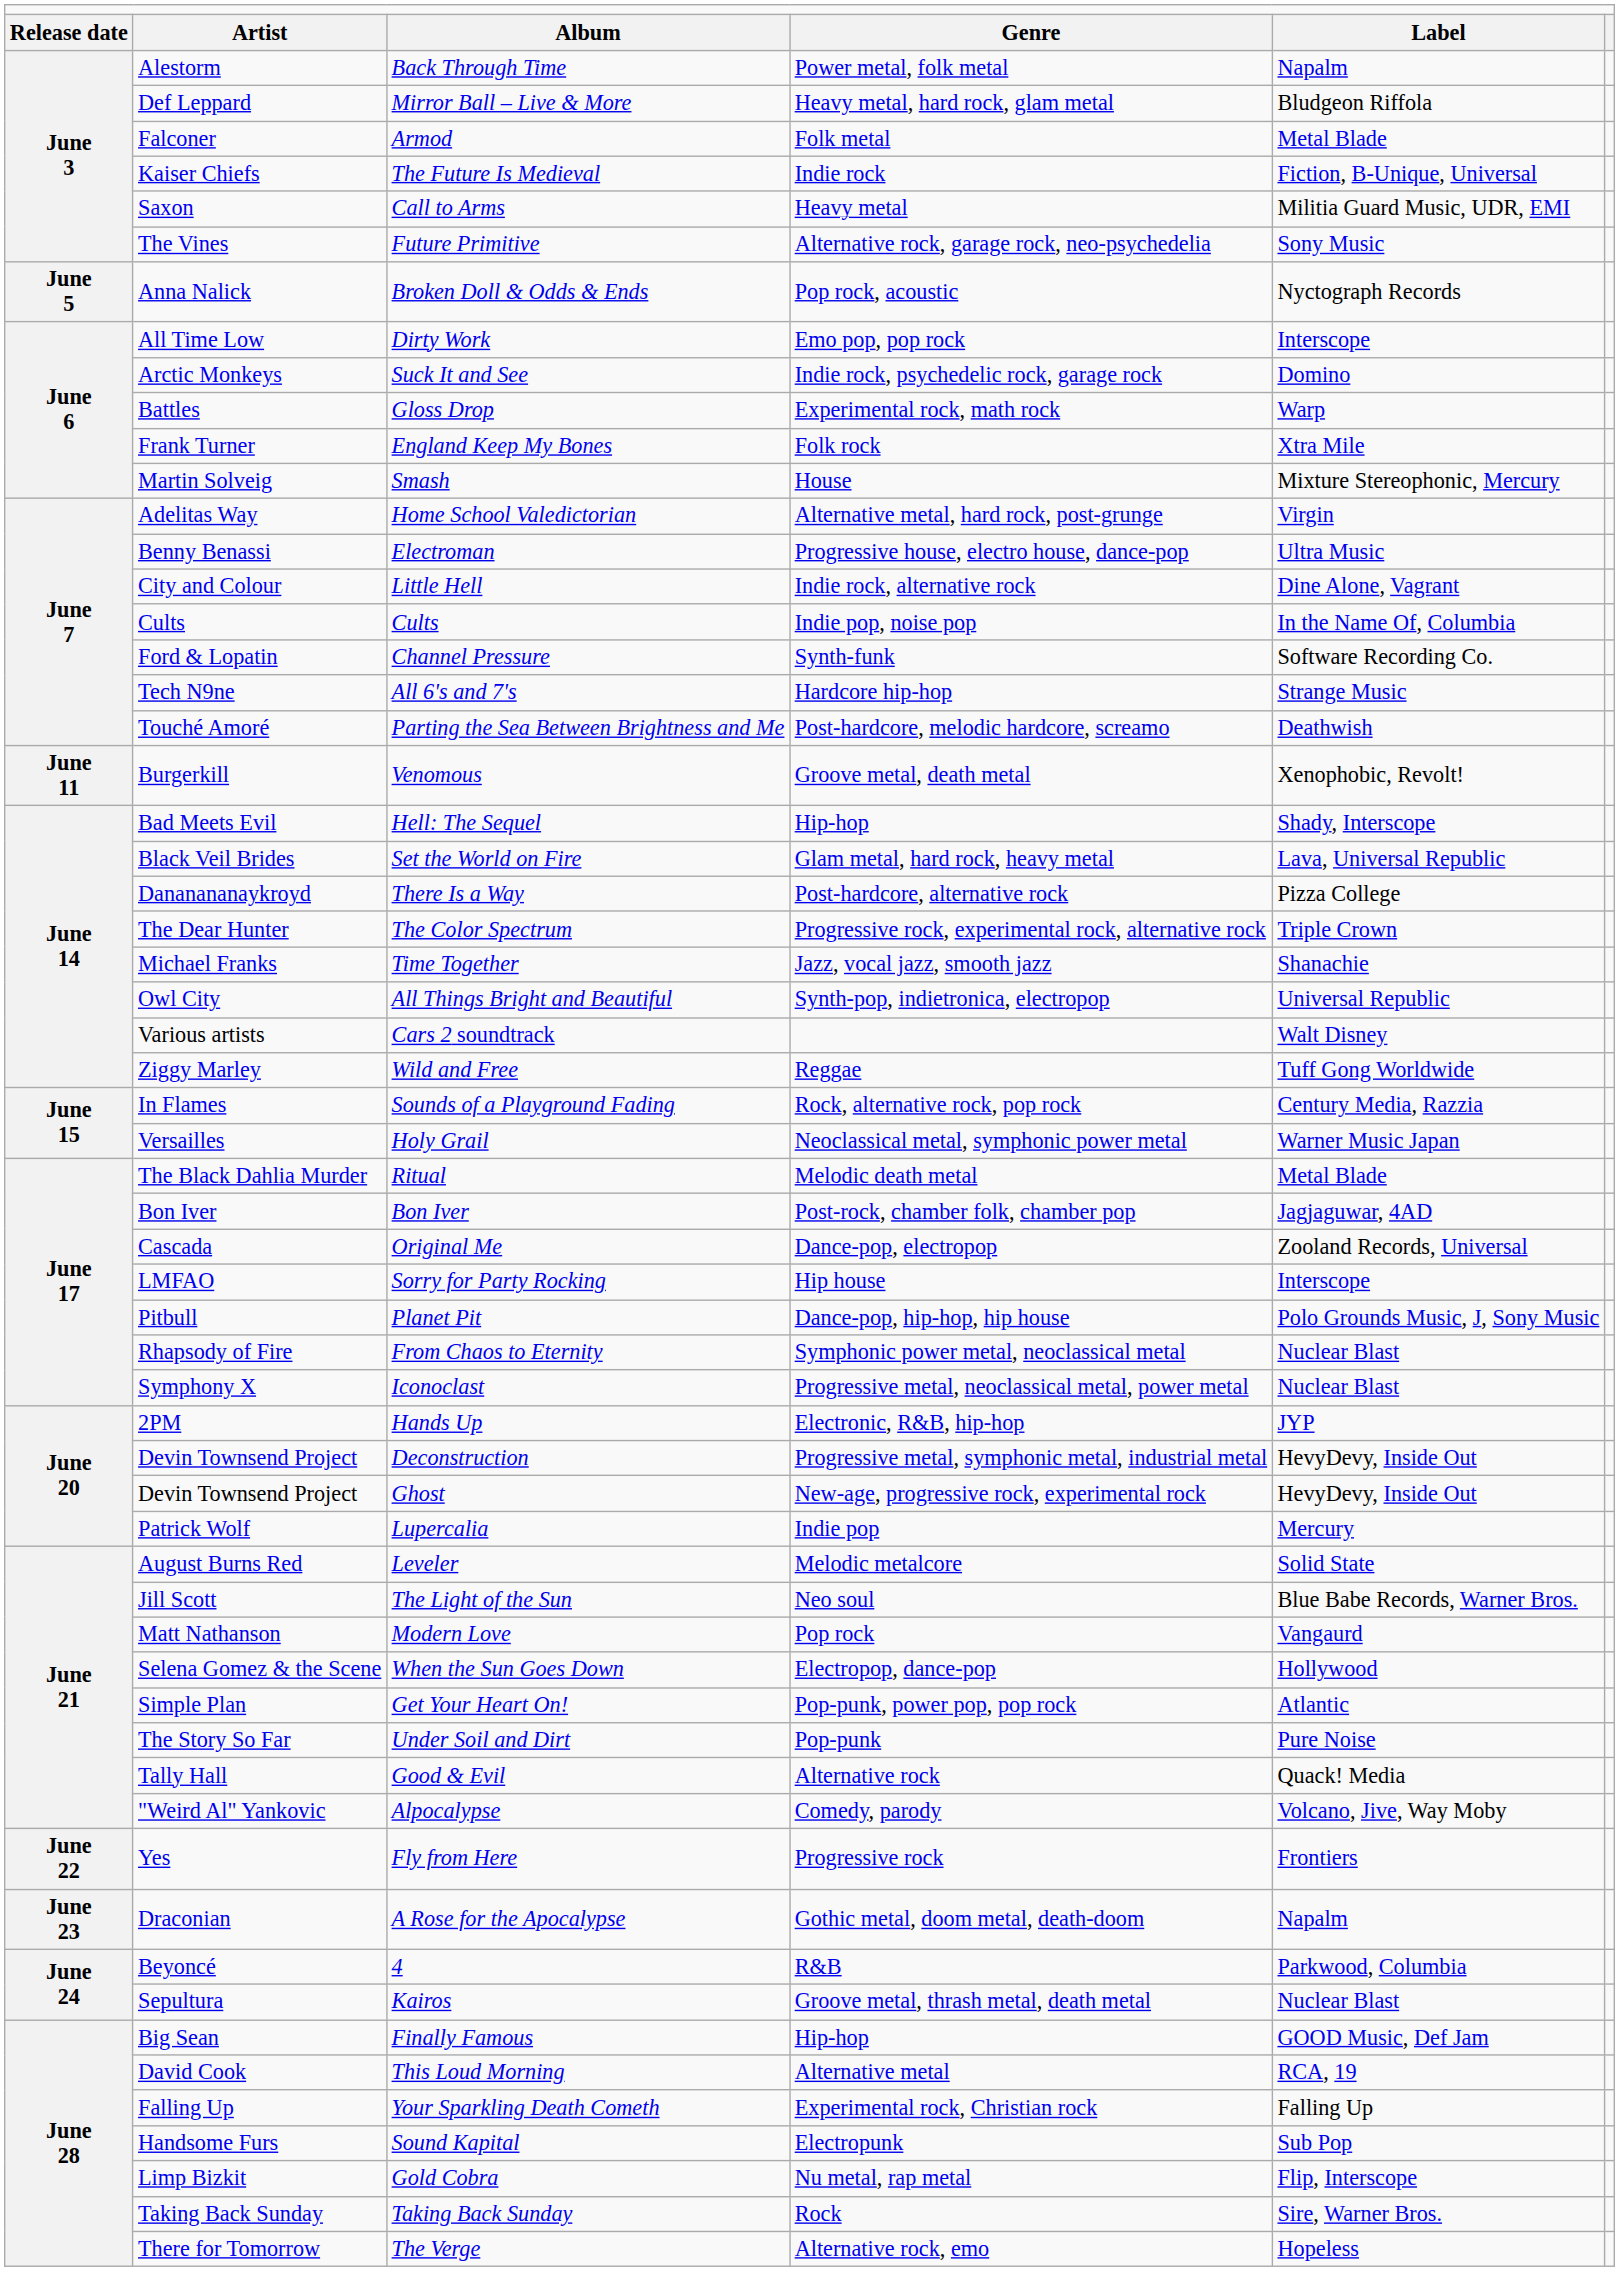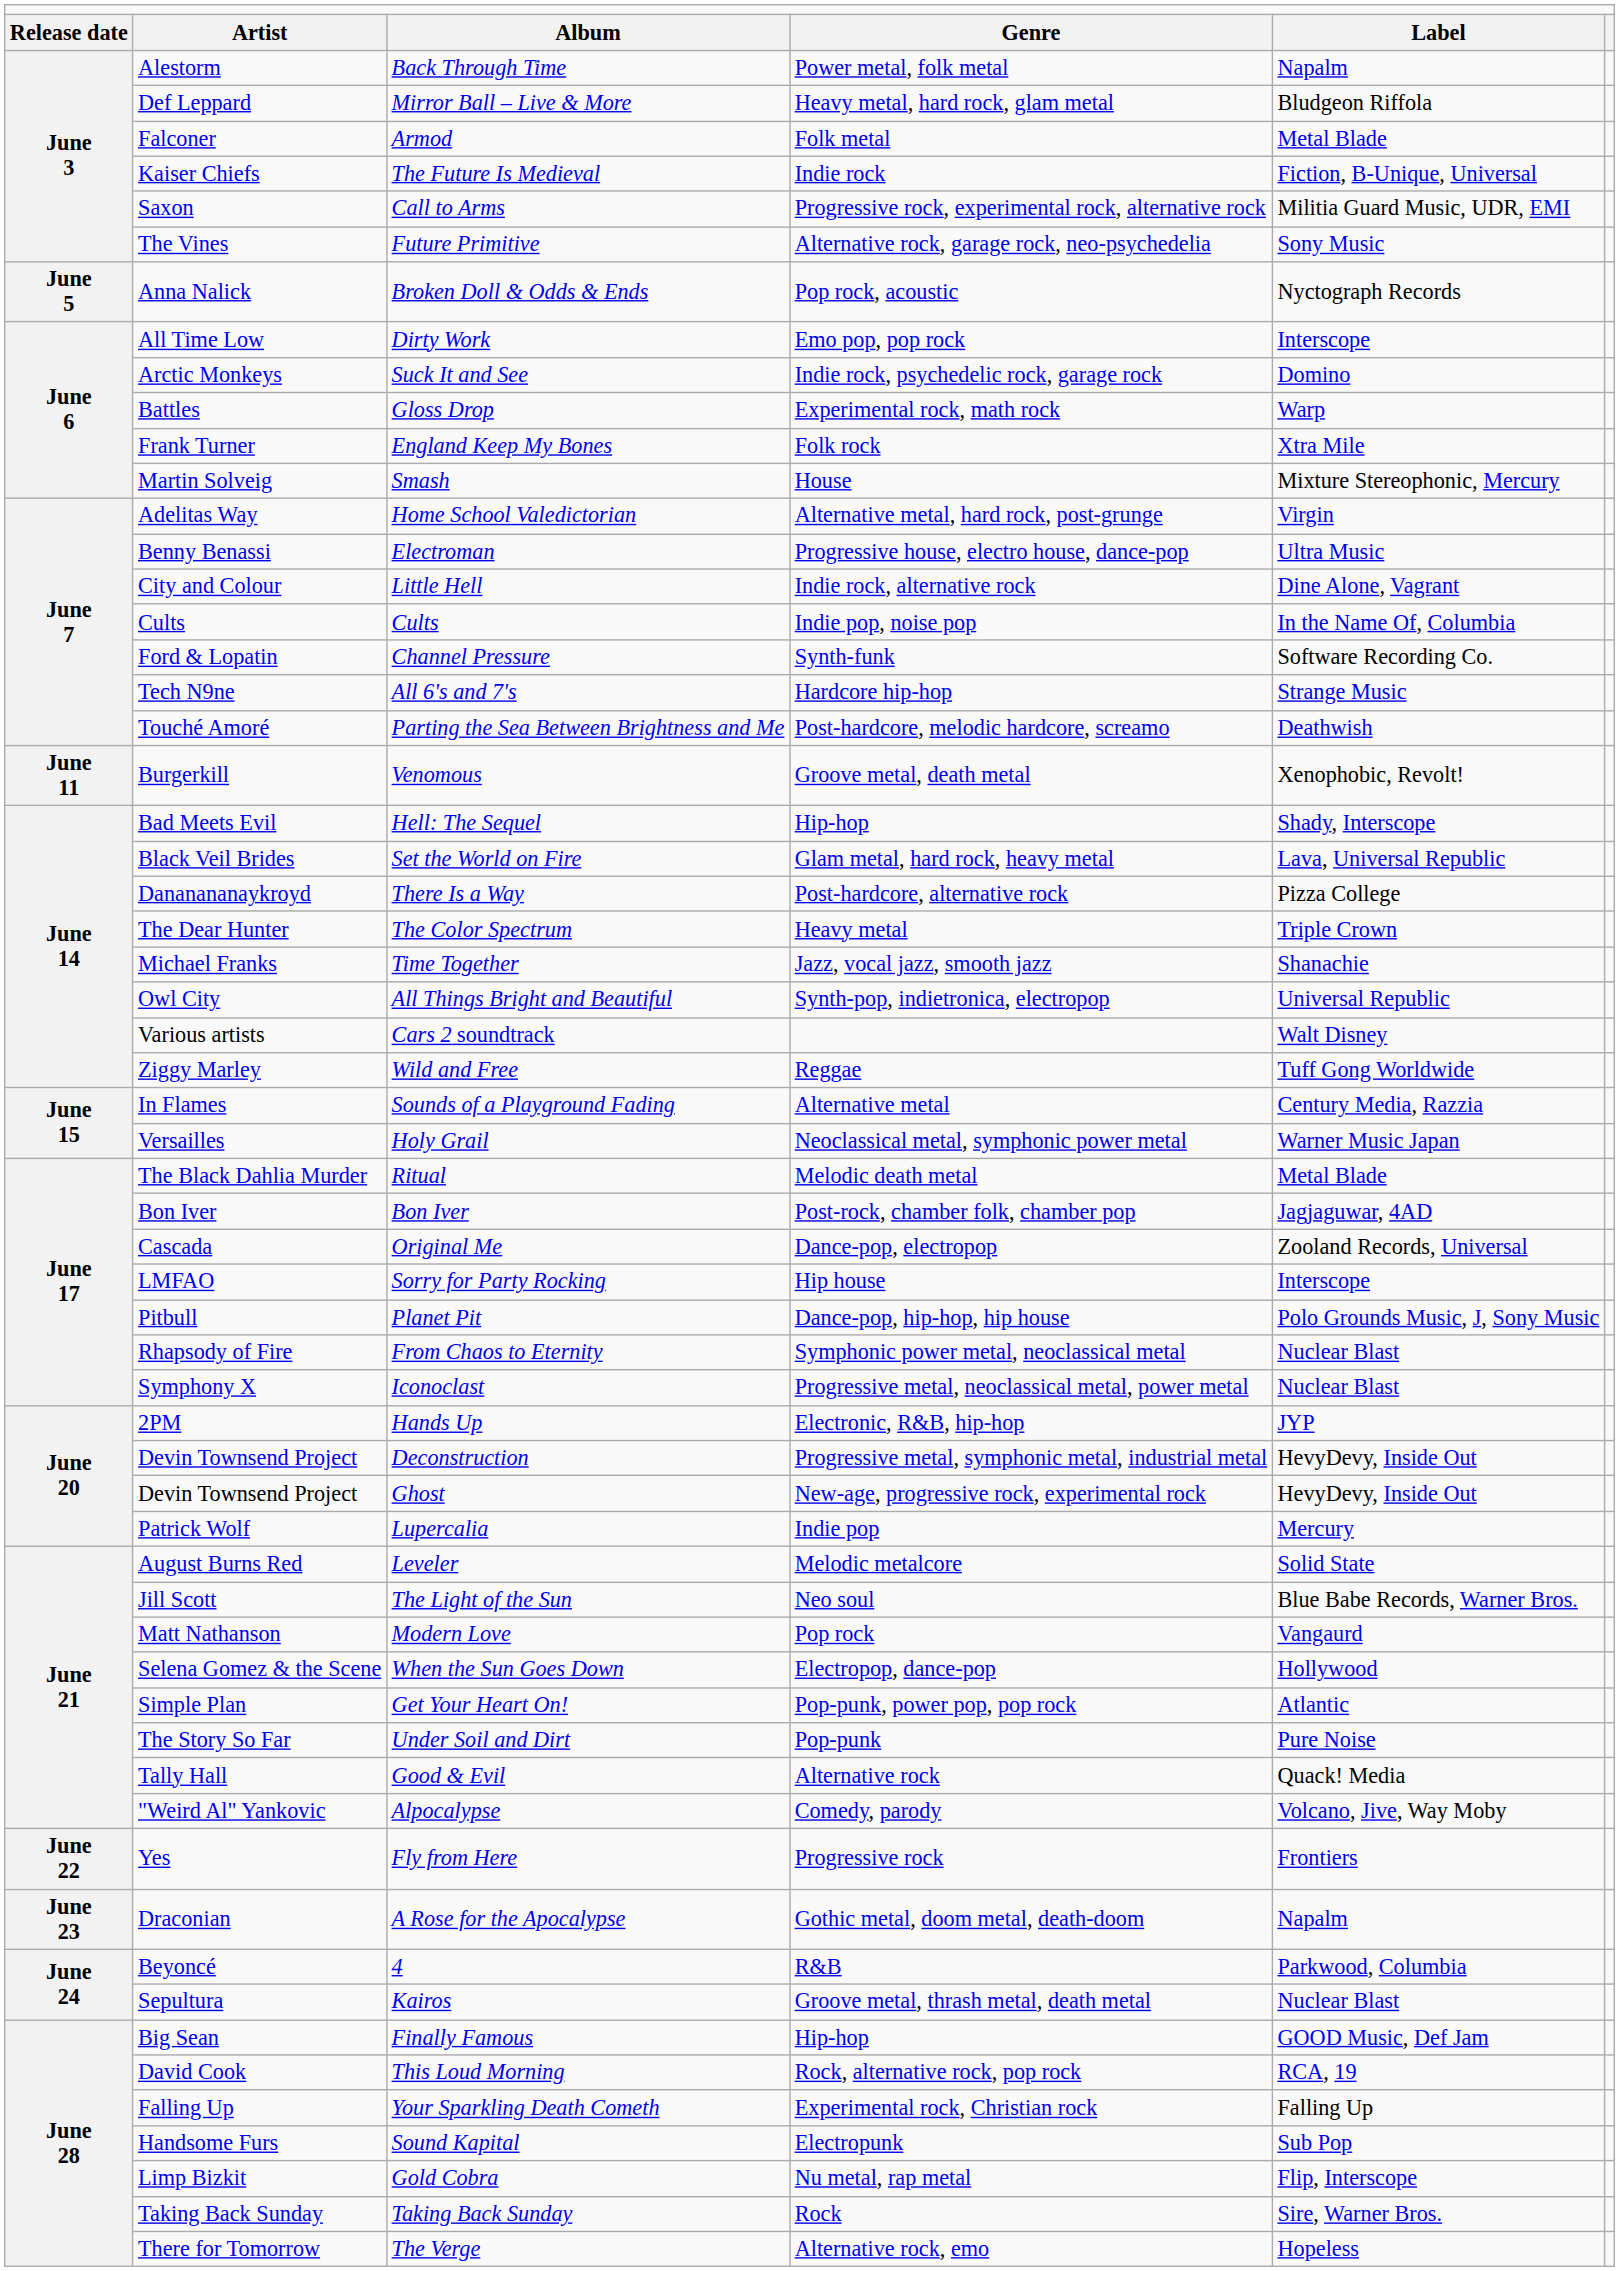(851, 208) Heavy metal -> (1030, 208) Progressive rock, experimental rock, alternative rock
(1030, 928) Progressive rock, experimental rock, alternative rock -> (851, 928) Heavy metal
(938, 1105) Rock, alternative rock, pop rock -> (872, 1105) Alternative metal
(872, 2072) Alternative metal -> (938, 2072) Rock, alternative rock, pop rock
